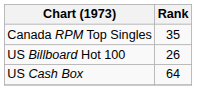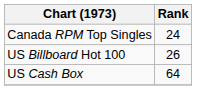(173, 34) 35 -> (173, 34) 24
